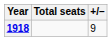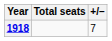(93, 28) 9 -> (93, 28) 7
